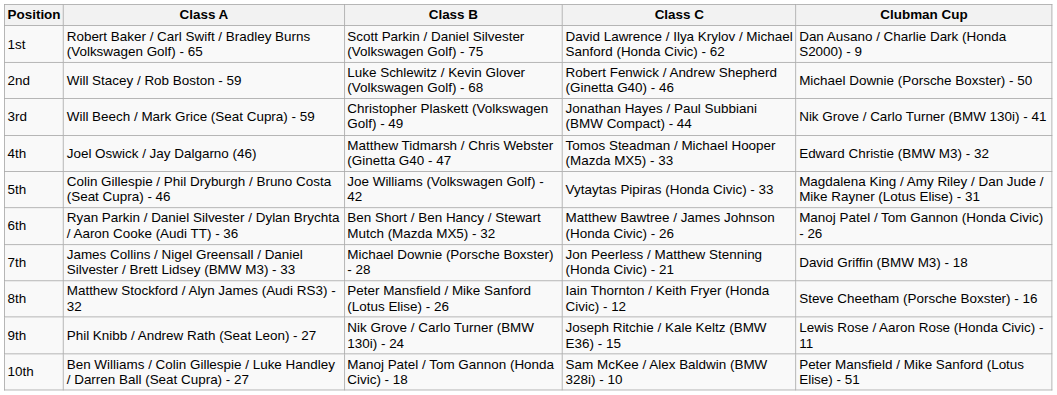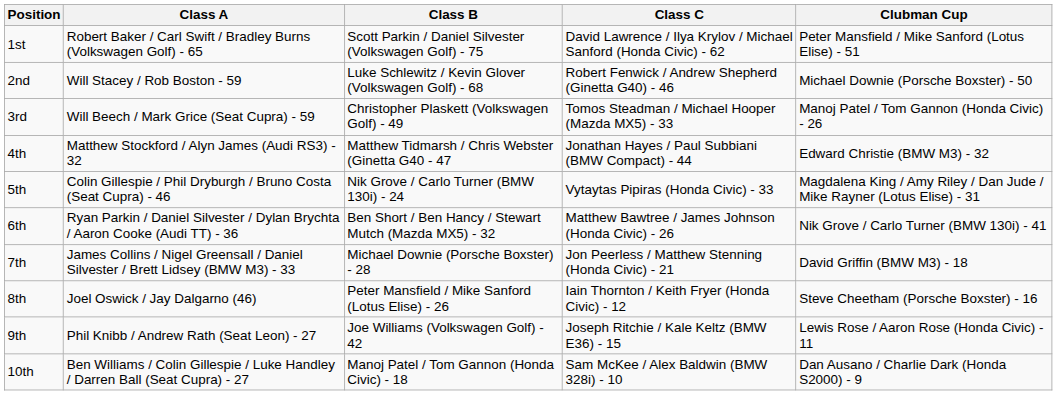(903, 44) Dan Ausano / Charlie Dark (Honda S2000) - 9 -> (912, 44) Peter Mansfield / Mike Sanford (Lotus Elise) - 51
(661, 116) Jonathan Hayes / Paul Subbiani (BMW Compact) - 44 -> (671, 116) Tomos Steadman / Michael Hooper (Mazda MX5) - 33
(923, 116) Nik Grove / Carlo Turner (BMW 130i) - 41 -> (921, 116) Manoj Patel / Tom Gannon (Honda Civic) - 26
(162, 153) Joel Oswick / Jay Dalgarno (46) -> (201, 153) Matthew Stockford / Alyn James (Audi RS3) - 32
(671, 153) Tomos Steadman / Michael Hooper (Mazda MX5) - 33 -> (661, 153) Jonathan Hayes / Paul Subbiani (BMW Compact) - 44
(446, 189) Joe Williams (Volkswagen Golf) - 42 -> (441, 189) Nik Grove / Carlo Turner (BMW 130i) - 24
(921, 226) Manoj Patel / Tom Gannon (Honda Civic) - 26 -> (923, 226) Nik Grove / Carlo Turner (BMW 130i) - 41
(201, 299) Matthew Stockford / Alyn James (Audi RS3) - 32 -> (162, 299) Joel Oswick / Jay Dalgarno (46)
(441, 335) Nik Grove / Carlo Turner (BMW 130i) - 24 -> (446, 335) Joe Williams (Volkswagen Golf) - 42
(912, 371) Peter Mansfield / Mike Sanford (Lotus Elise) - 51 -> (903, 371) Dan Ausano / Charlie Dark (Honda S2000) - 9
